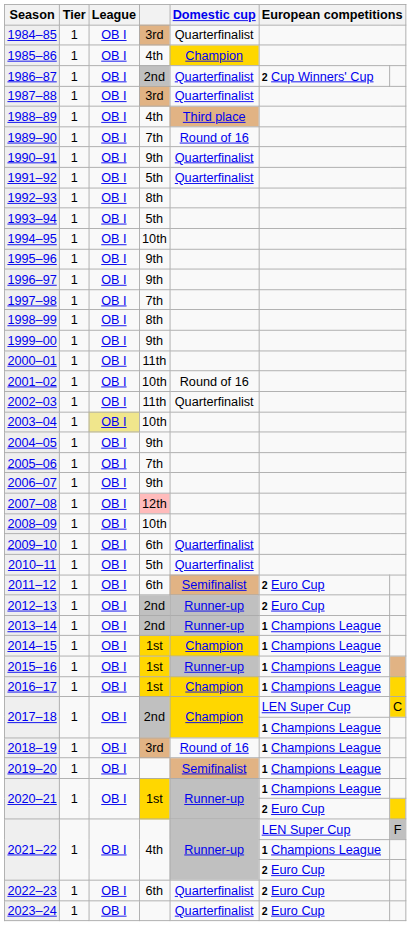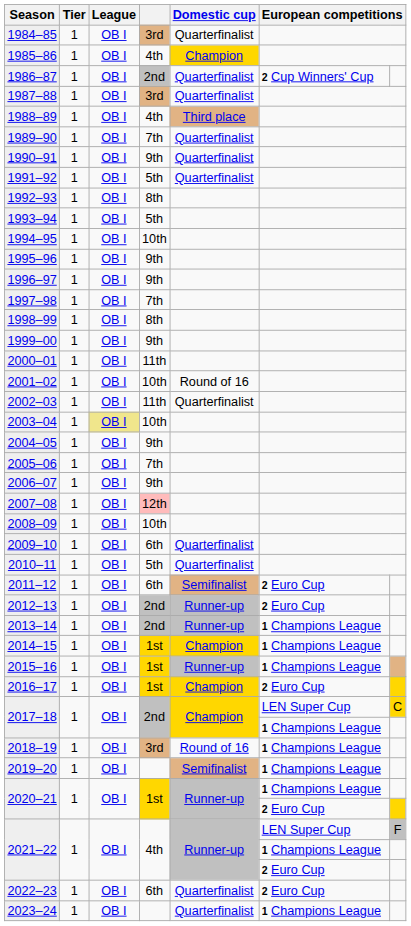(214, 137) Round of 16 -> (214, 137) Quarterfinalist
(321, 687) 1 Champions League -> (293, 687) 2 Euro Cup
(293, 911) 2 Euro Cup -> (321, 911) 1 Champions League
